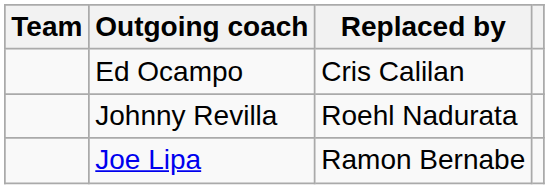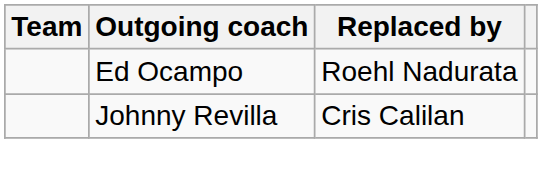(393, 71) Cris Calilan -> (419, 71) Roehl Nadurata
(419, 115) Roehl Nadurata -> (393, 115) Cris Calilan
- row: (148, 159)
